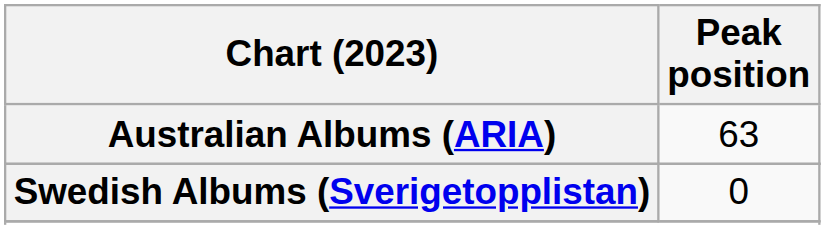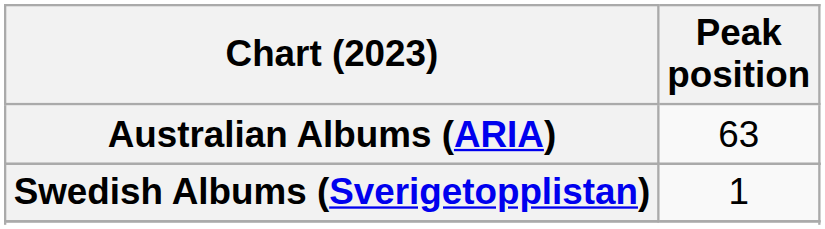(739, 191) 0 -> (739, 191) 1
